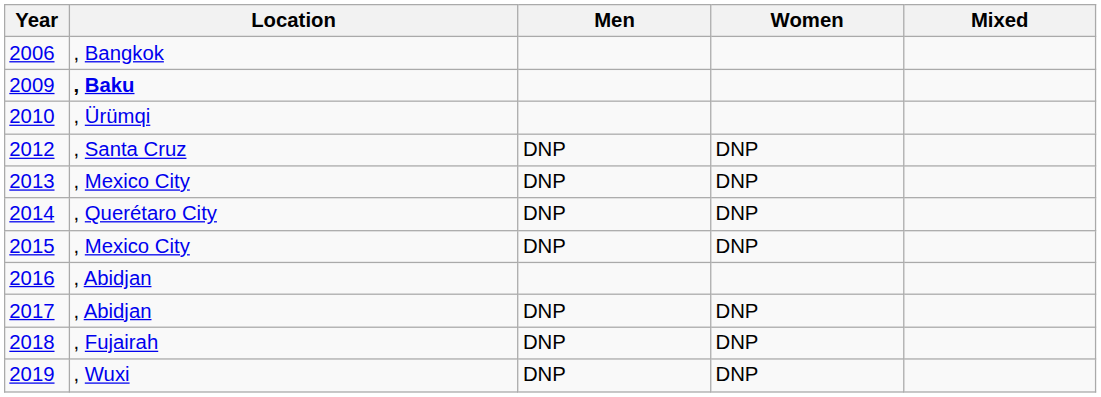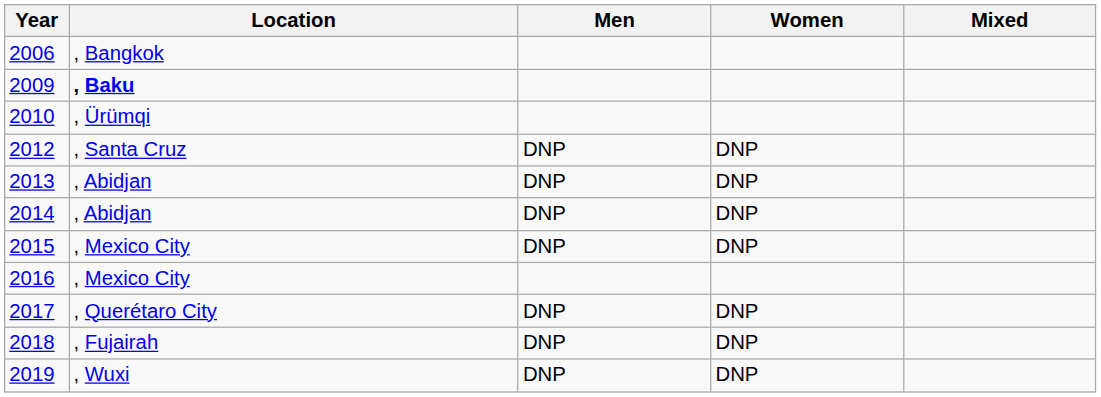(132, 181) , Mexico City -> (112, 181) , Abidjan
(145, 213) , Querétaro City -> (112, 213) , Abidjan
(112, 278) , Abidjan -> (132, 278) , Mexico City
(112, 310) , Abidjan -> (145, 310) , Querétaro City
